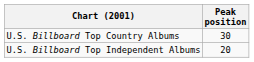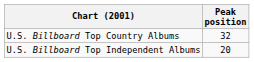(226, 36) 30 -> (226, 36) 32
